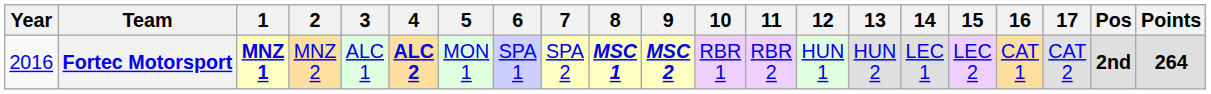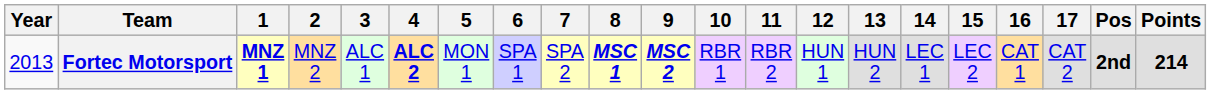(31, 62) 2016 -> (31, 62) 2013
(1171, 62) 264 -> (1171, 62) 214
